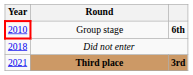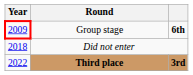(18, 30) 2010 -> (18, 30) 2009
(18, 63) 2021 -> (18, 63) 2022
